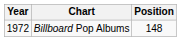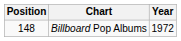columns swapped: (18, 12) <-> (154, 12)
